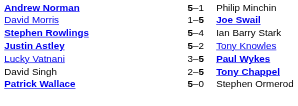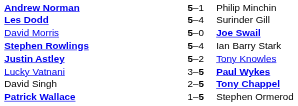+ row: (26, 20)
(196, 20) 1–5 -> (196, 33) 5–0
(196, 84) 5–0 -> (196, 97) 1–5
